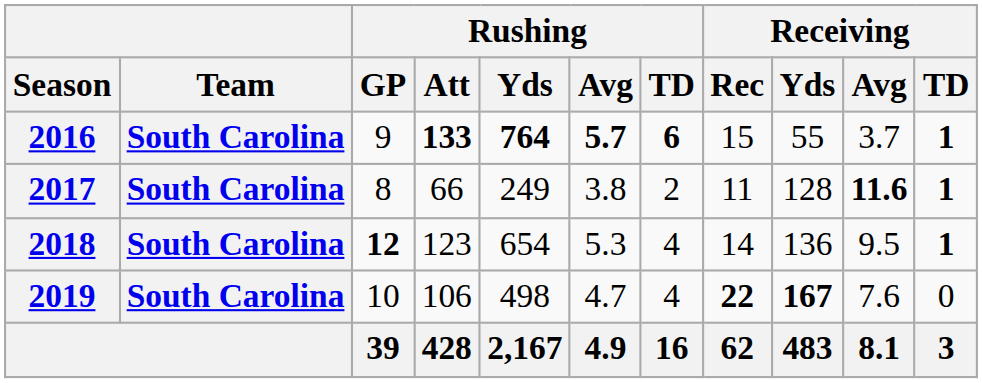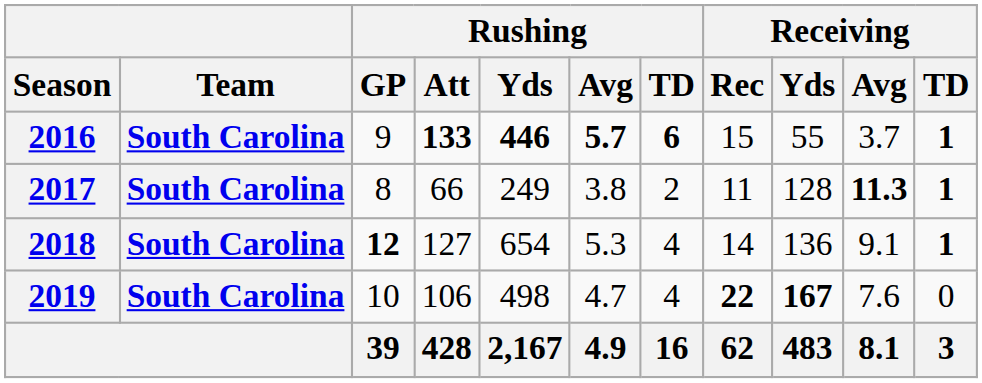(525, 137) 764 -> (525, 137) 446
(879, 190) 11.6 -> (879, 190) 11.3
(447, 243) 123 -> (447, 243) 127
(879, 243) 9.5 -> (879, 243) 9.1
